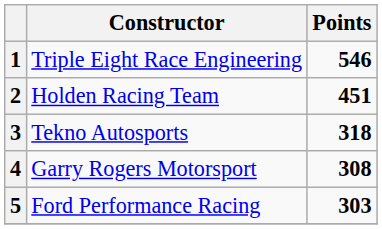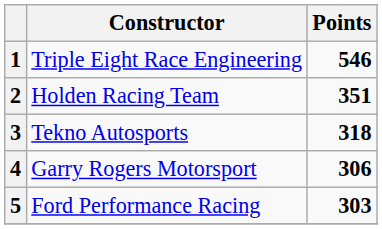(355, 96) 451 -> (355, 96) 351
(355, 169) 308 -> (355, 169) 306
